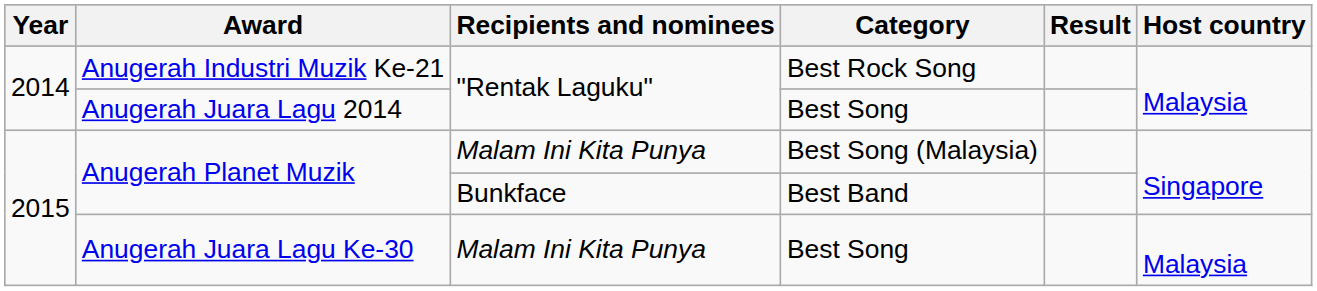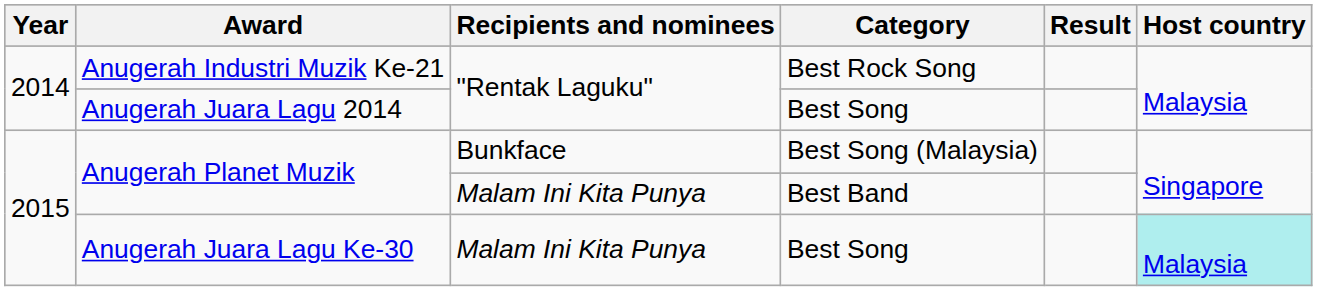(581, 151) Malam Ini Kita Punya -> (511, 151) Bunkface
(511, 192) Bunkface -> (581, 192) Malam Ini Kita Punya
(1195, 264) no background -> (1195, 264) paleturquoise background
